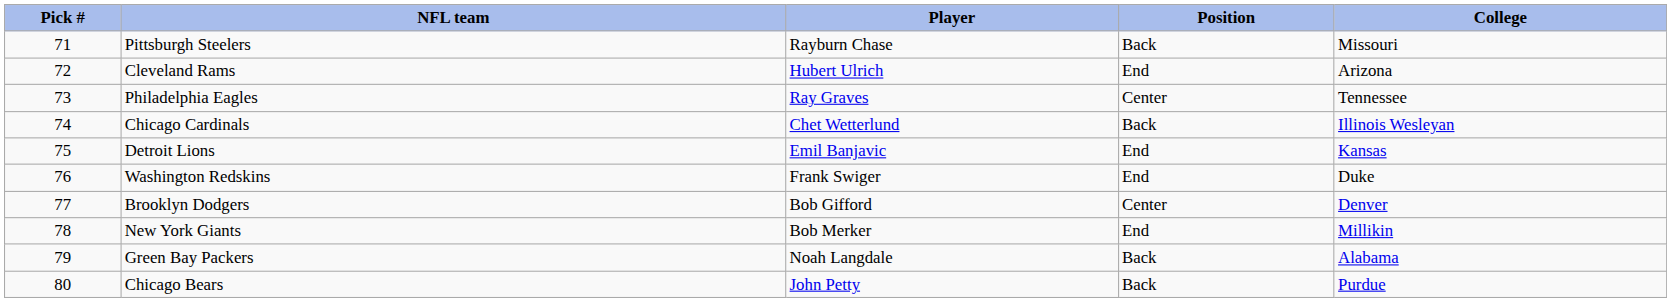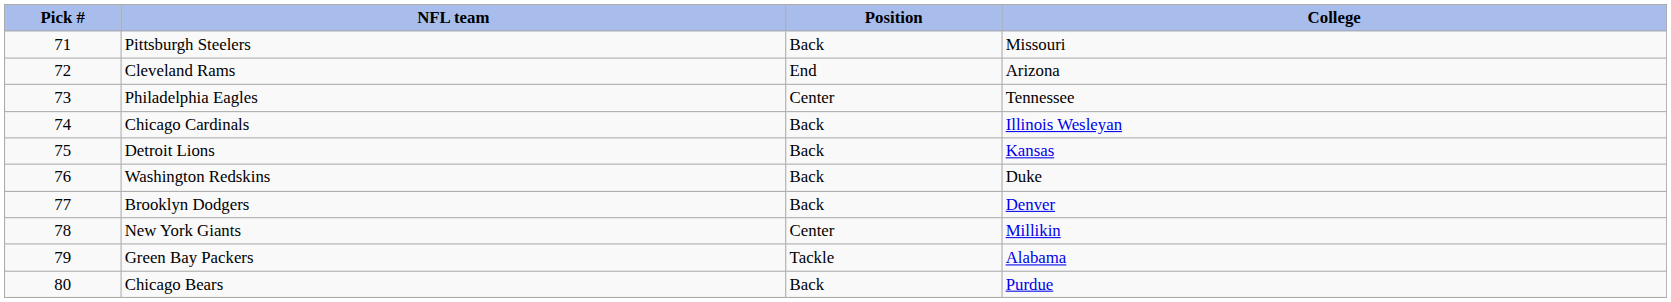- column: (952, 17)
(1136, 151) End -> (807, 151) Back
(1136, 177) End -> (807, 177) Back
(1144, 204) Center -> (807, 204) Back
(1136, 230) End -> (812, 230) Center
(1139, 257) Back -> (812, 257) Tackle
